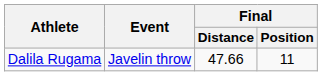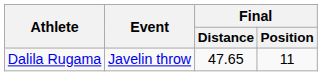(226, 60) 47.66 -> (226, 60) 47.65
